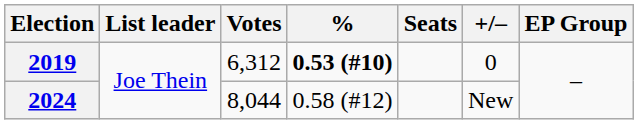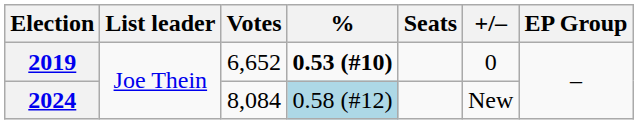(254, 61) 6,312 -> (254, 61) 6,652
(254, 99) 8,044 -> (254, 99) 8,084
(343, 99) no background -> (343, 99) lightblue background
